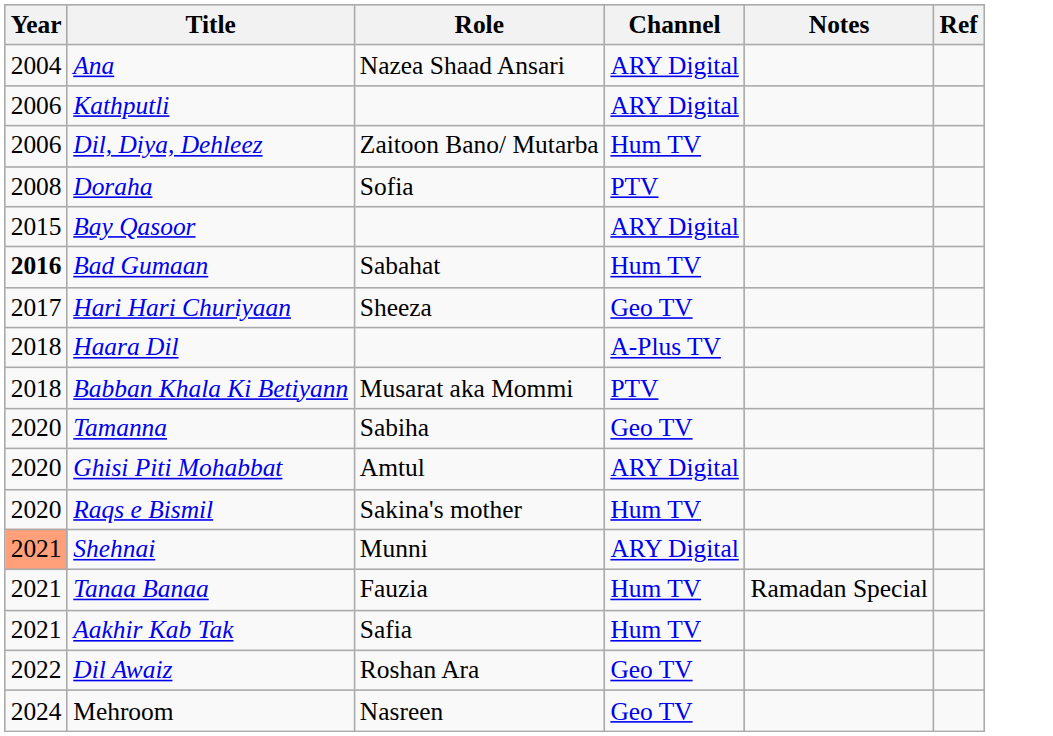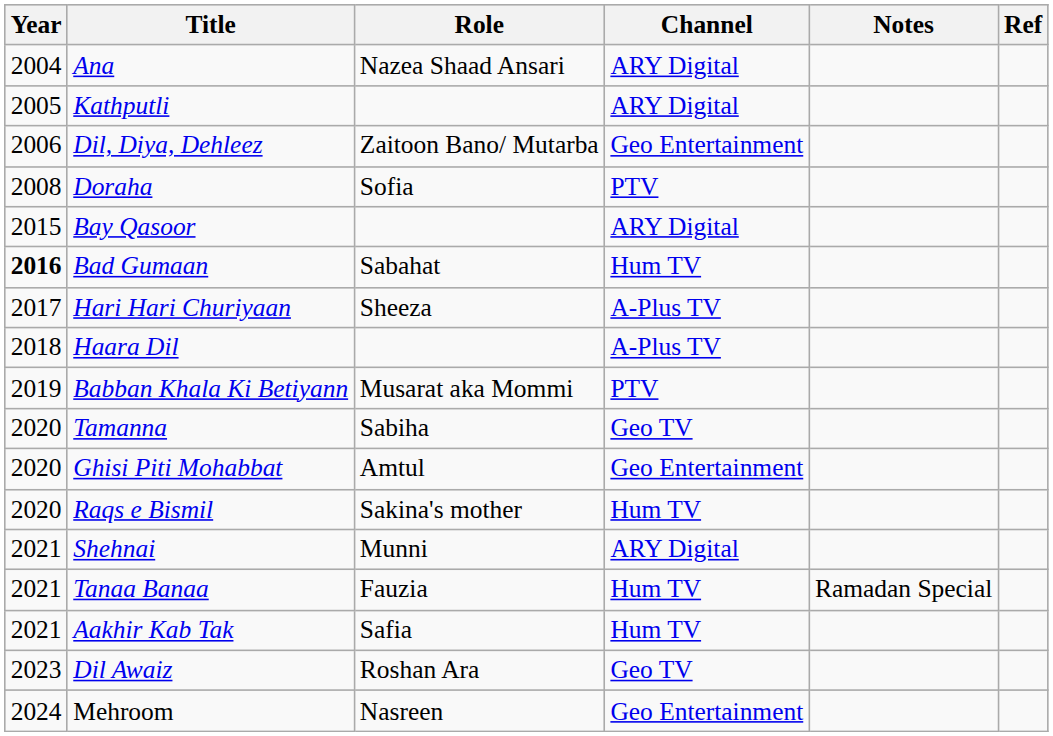(36, 105) 2006 -> (36, 105) 2005
(656, 145) Hum TV -> (707, 145) Geo Entertainment
(651, 307) Geo TV -> (666, 307) A-Plus TV
(36, 387) 2018 -> (36, 387) 2019
(675, 468) ARY Digital -> (707, 468) Geo Entertainment
(36, 549) lightsalmon background -> (36, 549) no background
(36, 670) 2022 -> (36, 670) 2023
(651, 710) Geo TV -> (707, 710) Geo Entertainment
